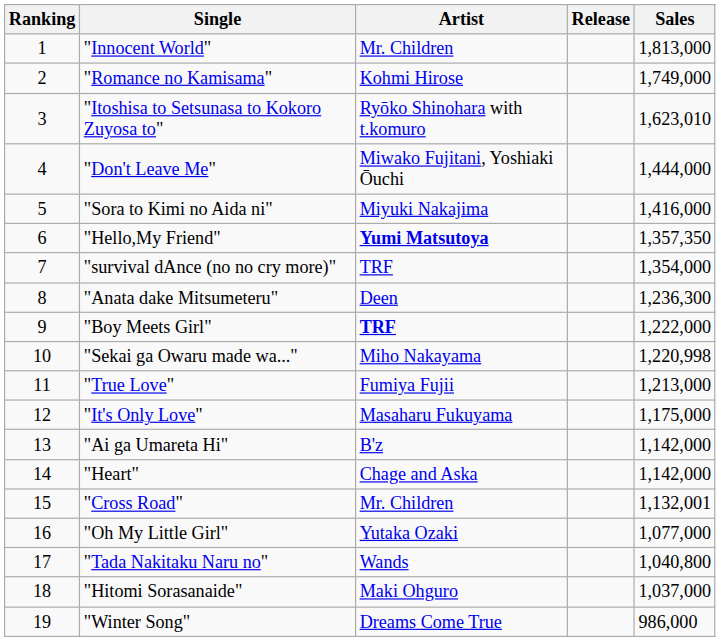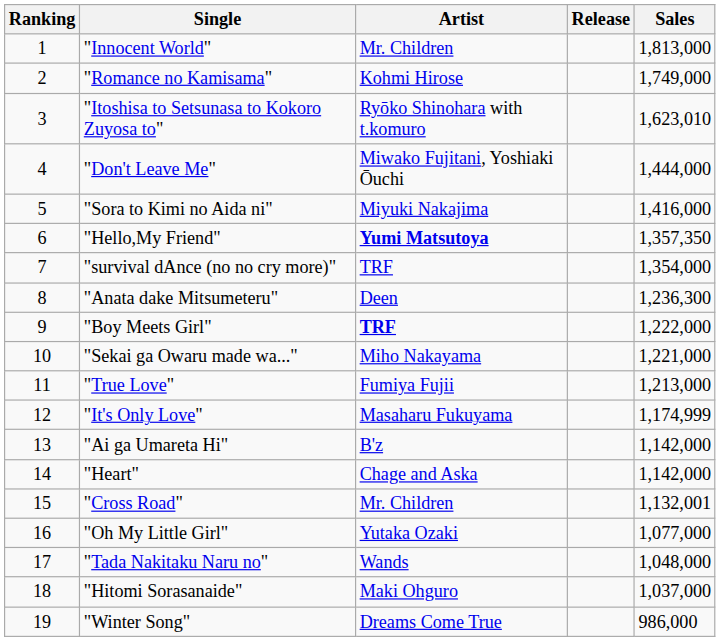(675, 355) 1,220,998 -> (675, 355) 1,221,000
(675, 414) 1,175,000 -> (675, 414) 1,174,999
(675, 561) 1,040,800 -> (675, 561) 1,048,000
